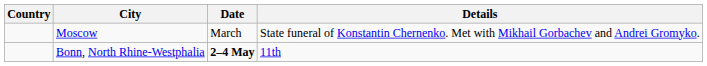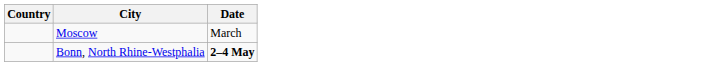- column: (480, 14)
